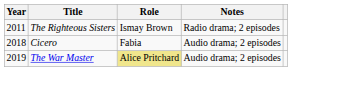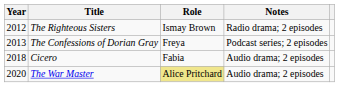(16, 27) 2011 -> (16, 27) 2012
+ row: (94, 43)
(16, 58) 2019 -> (16, 74) 2020
